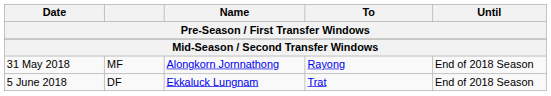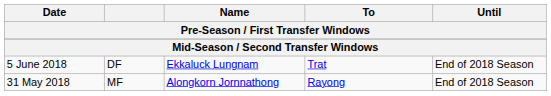rows swapped: (38, 64) <-> (37, 82)
